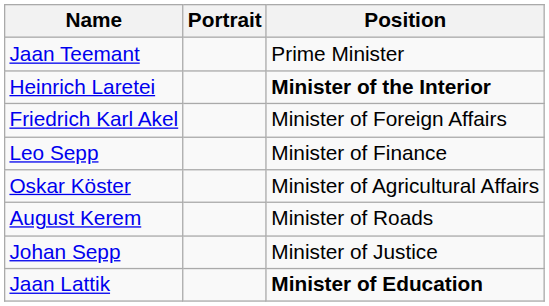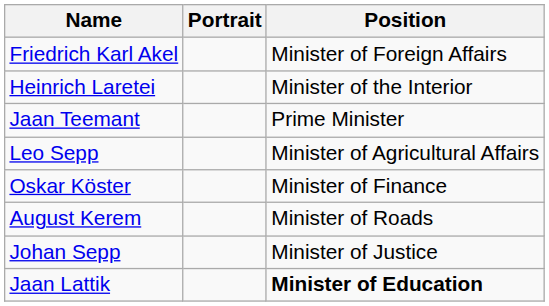rows swapped: (75, 53) <-> (94, 119)
(381, 86) bold -> (372, 86) normal
(359, 152) Minister of Finance -> (405, 152) Minister of Agricultural Affairs
(405, 185) Minister of Agricultural Affairs -> (359, 185) Minister of Finance
